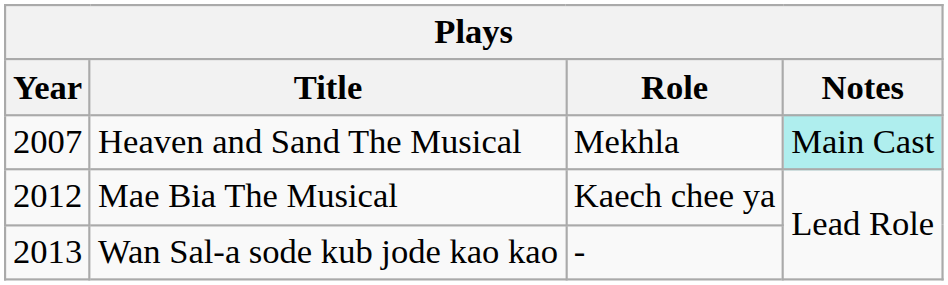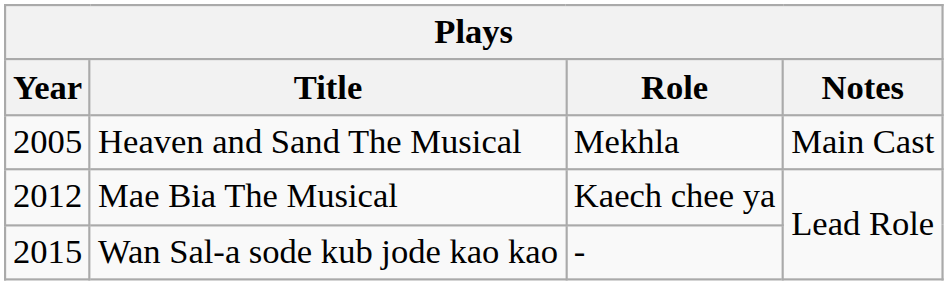(48, 141) 2007 -> (48, 141) 2005
(863, 141) paleturquoise background -> (863, 141) no background
(48, 251) 2013 -> (48, 251) 2015
